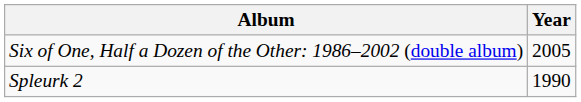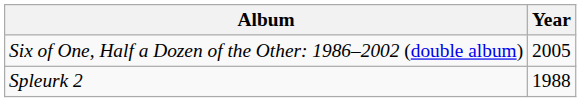(551, 81) 1990 -> (551, 81) 1988
